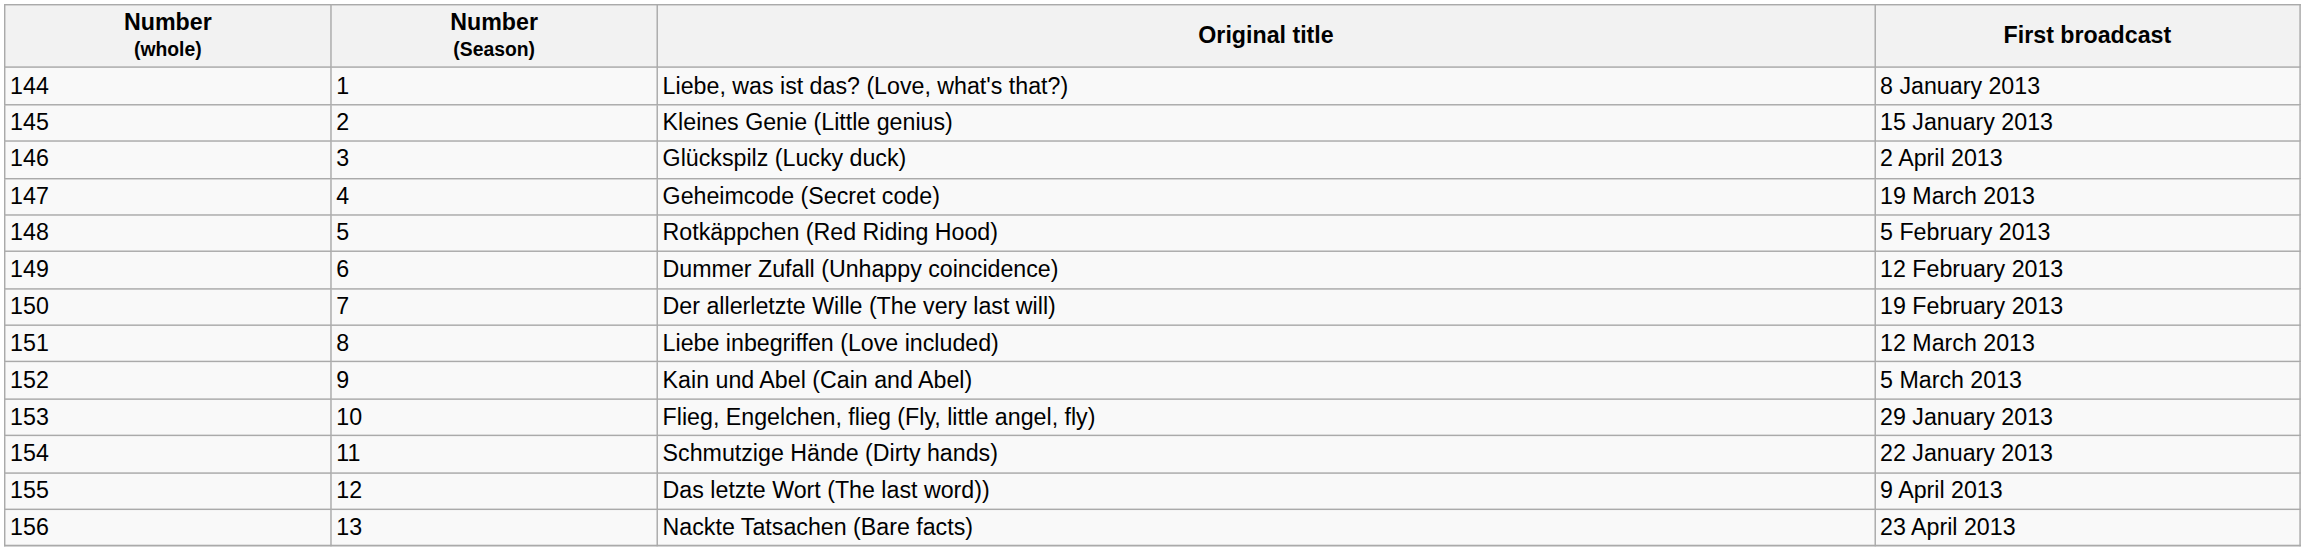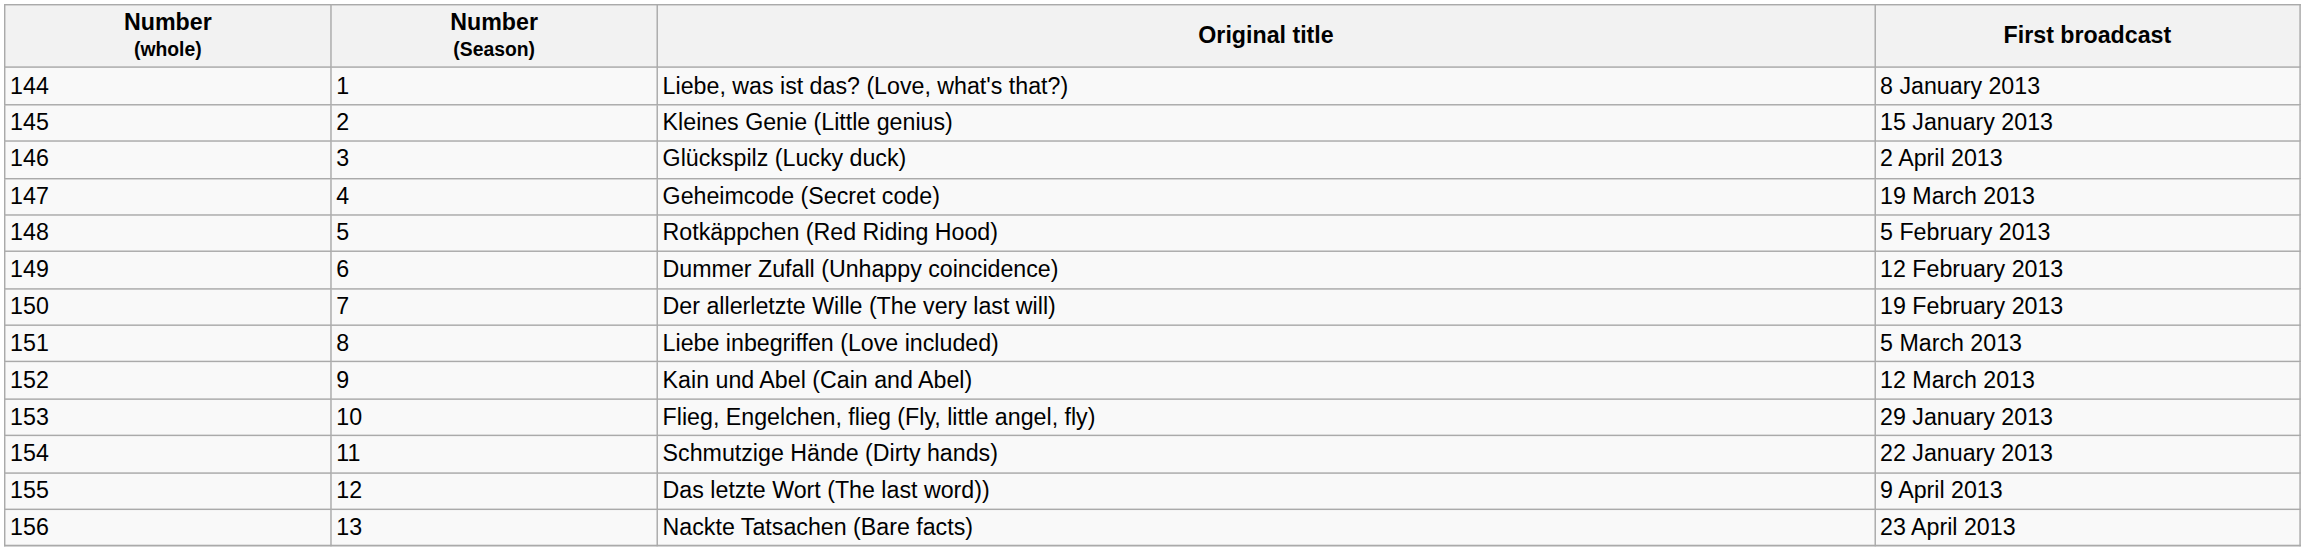(1957, 343) 12 March 2013 -> (1951, 343) 5 March 2013
(1951, 380) 5 March 2013 -> (1957, 380) 12 March 2013
